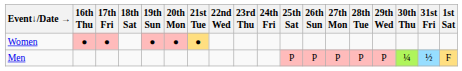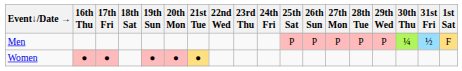rows swapped: (17, 58) <-> (23, 41)
